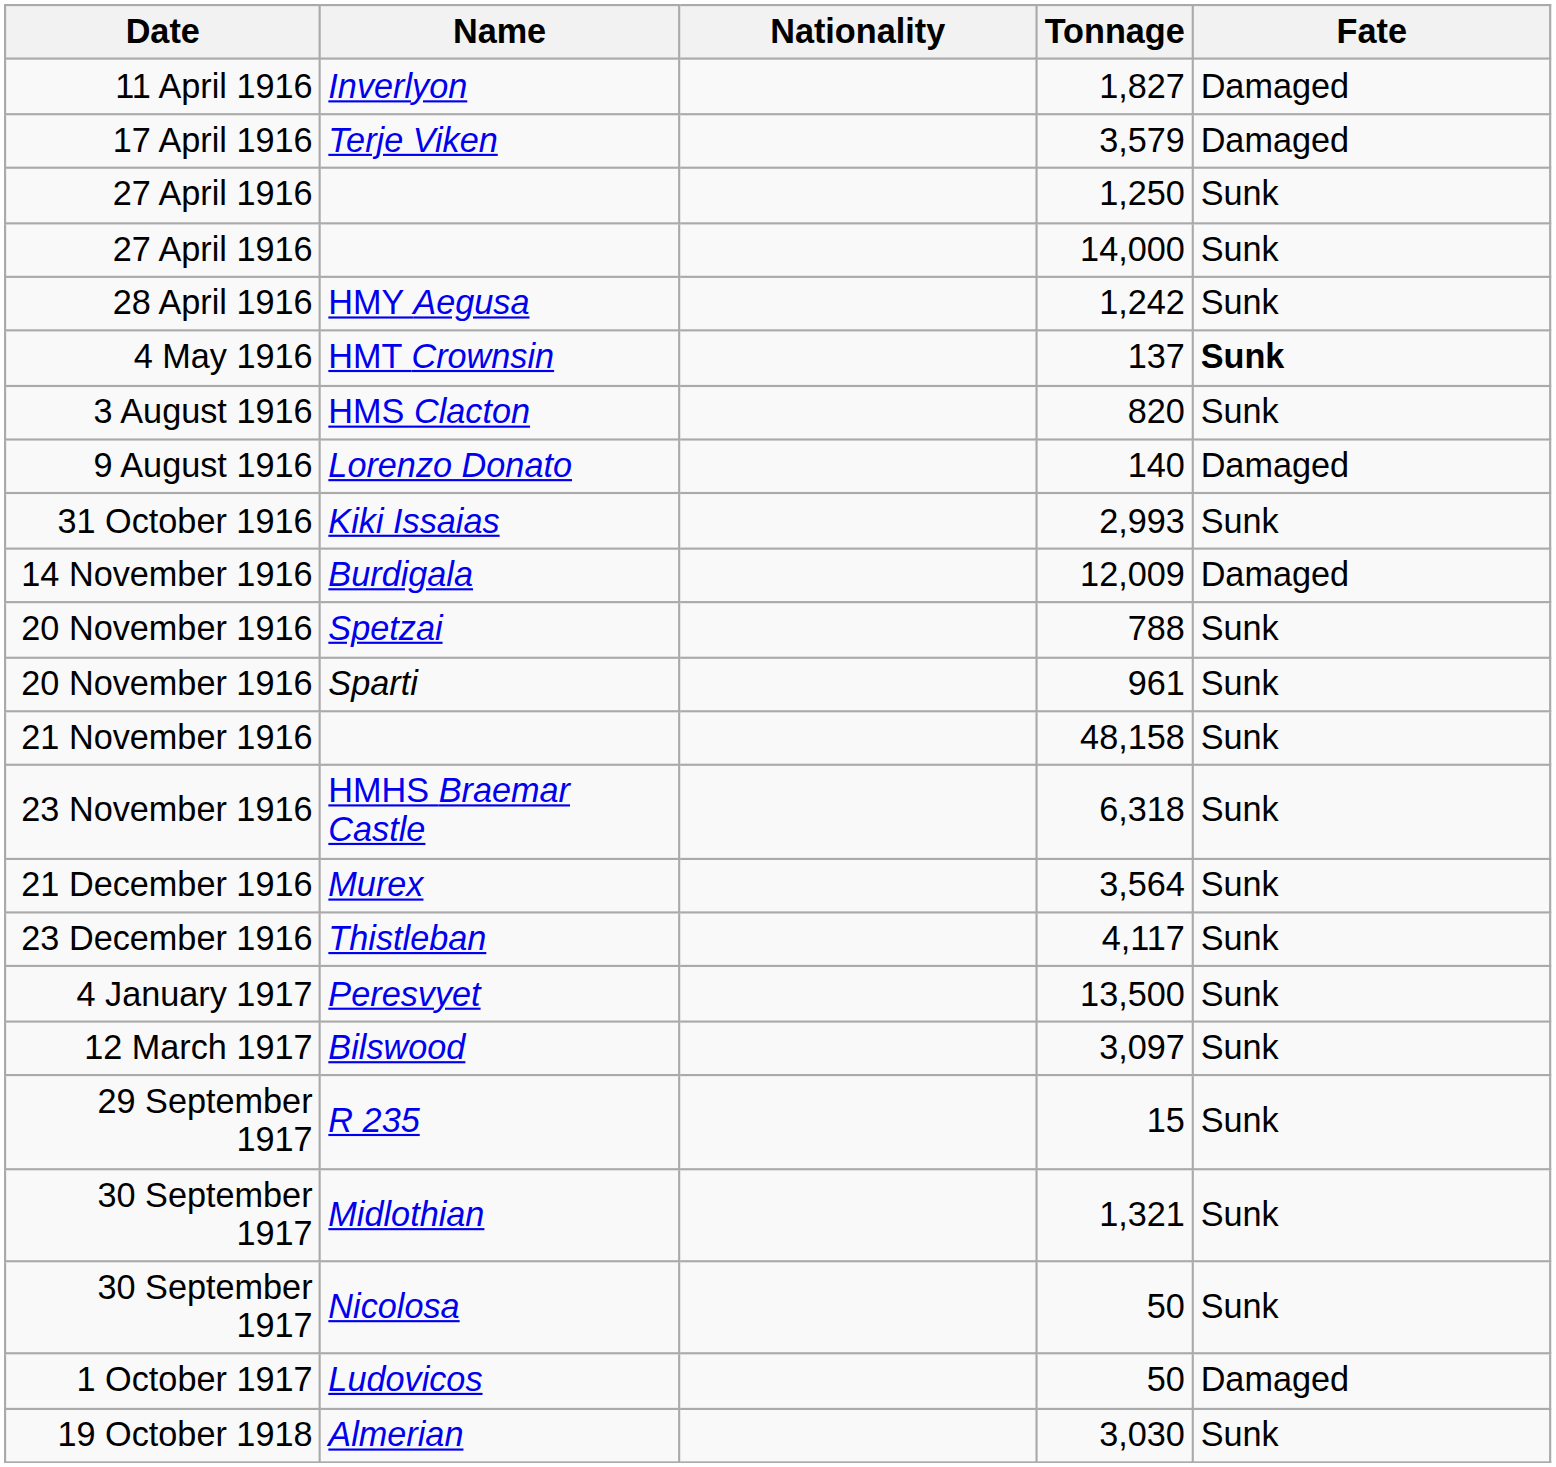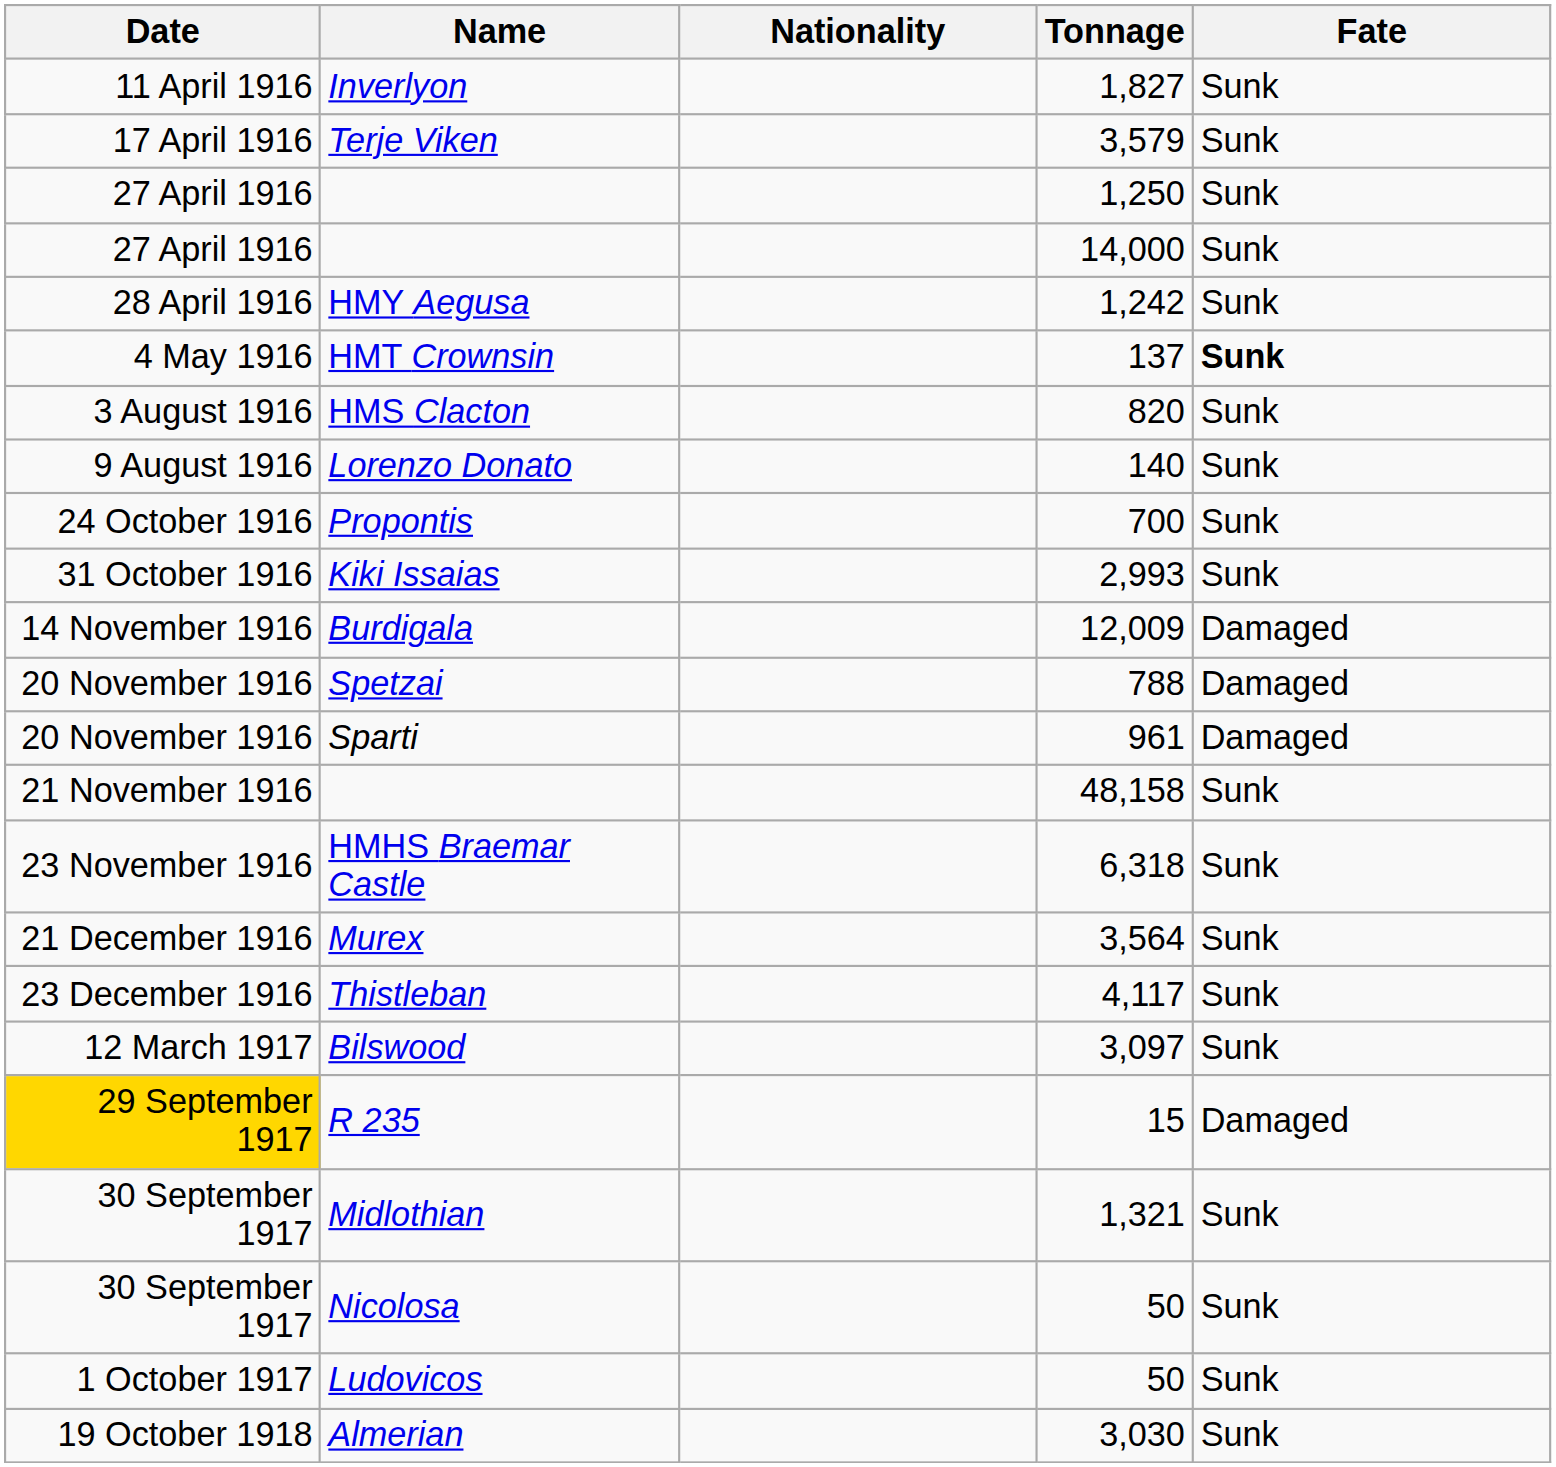(1275, 85) Damaged -> (1240, 85) Sunk
(1275, 140) Damaged -> (1240, 140) Sunk
(1275, 466) Damaged -> (1240, 466) Sunk
+ row: (401, 520)
(1240, 628) Sunk -> (1275, 683) Damaged
(1240, 683) Sunk -> (1275, 737) Damaged
- row: (404, 993)
(205, 1121) no background -> (205, 1121) gold background
(1240, 1121) Sunk -> (1275, 1121) Damaged
(1275, 1380) Damaged -> (1240, 1380) Sunk
